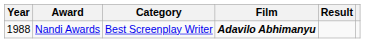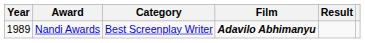(19, 29) 1988 -> (19, 29) 1989
